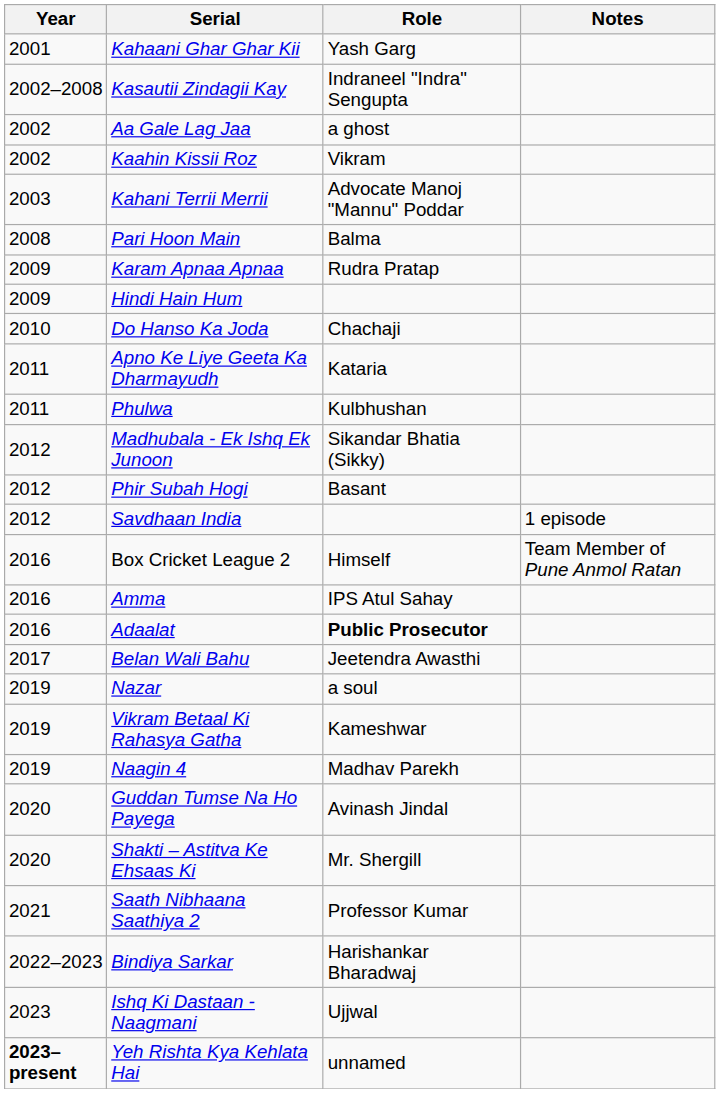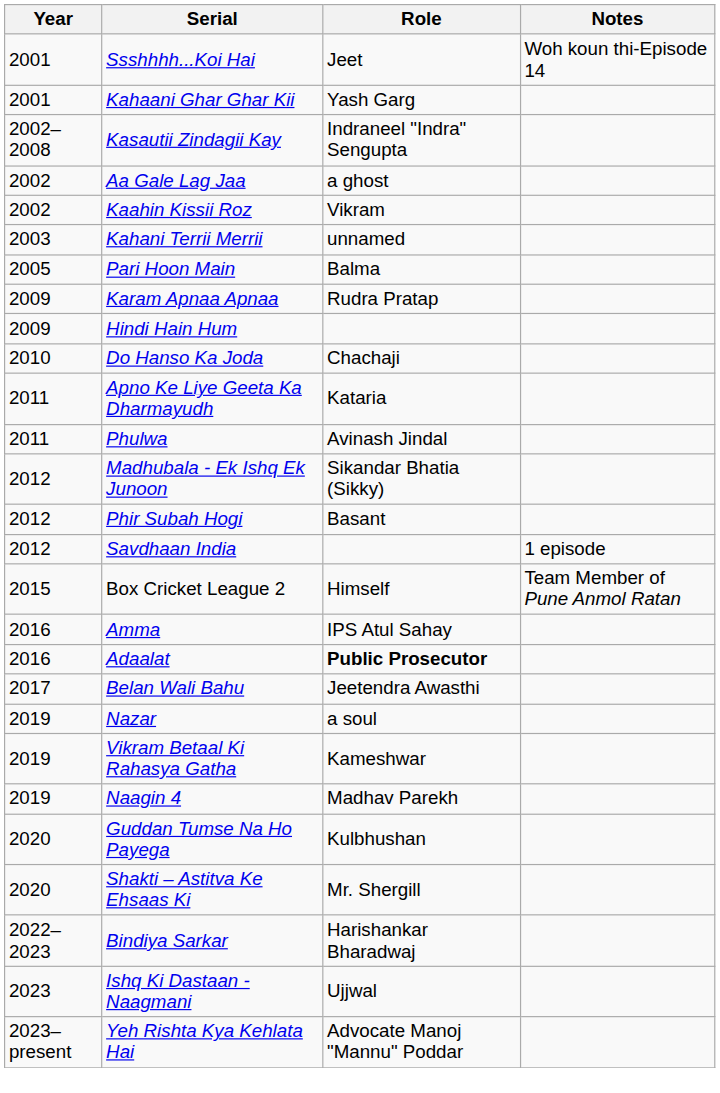+ row: (181, 59)
(396, 199) Advocate Manoj "Mannu" Poddar -> (366, 239) unnamed
(30, 239) 2008 -> (30, 269) 2005
(377, 409) Kulbhushan -> (387, 438) Avinash Jindal
(30, 559) 2016 -> (30, 589) 2015
(388, 809) Avinash Jindal -> (376, 839) Kulbhushan
- row: (178, 910)
(43, 1063) bold -> (40, 1042) normal
(367, 1063) unnamed -> (395, 1042) Advocate Manoj "Mannu" Poddar
